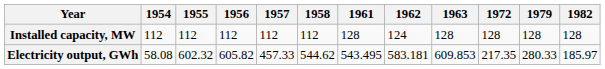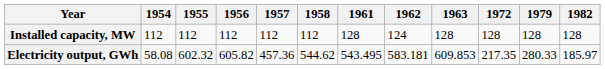(277, 54) 457.33 -> (277, 54) 457.36
